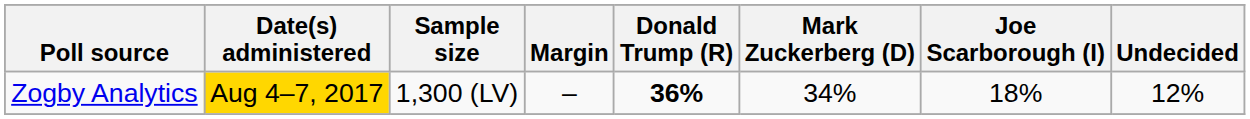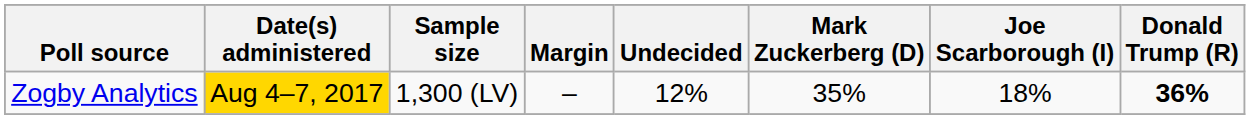columns swapped: (677, 39) <-> (1178, 53)
(830, 93) 34% -> (839, 93) 35%
